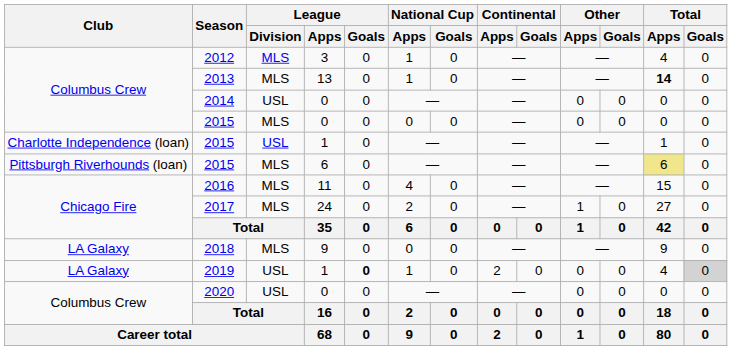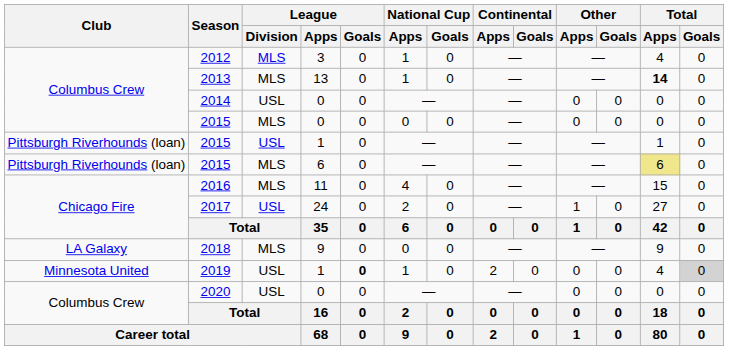(98, 143) Charlotte Independence (loan) -> (96, 143) Pittsburgh Riverhounds (loan)
(275, 206) MLS -> (272, 206) USL
(98, 270) LA Galaxy -> (96, 270) Minnesota United
